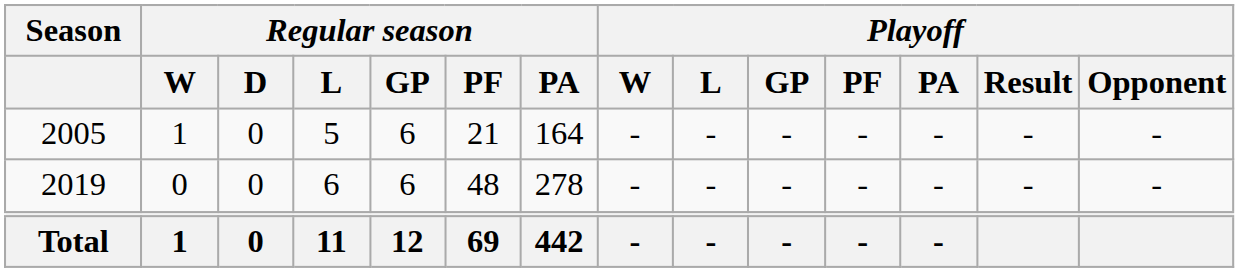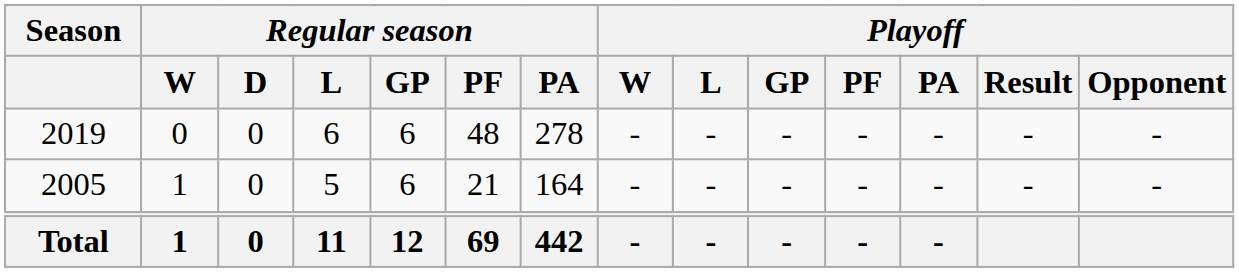rows swapped: (73, 133) <-> (73, 184)
